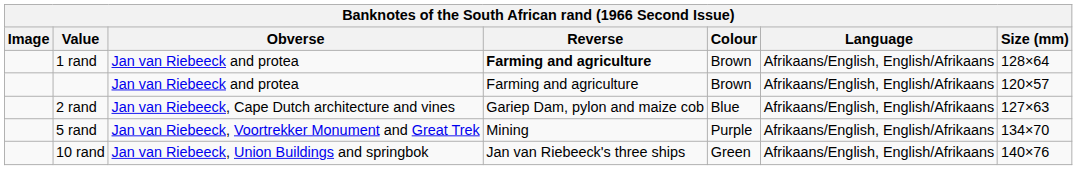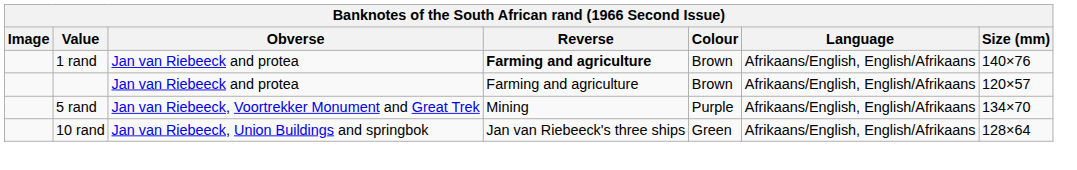(1025, 61) 128×64 -> (1006, 61) 140×76
- row: (76, 107)
(1025, 152) 140×76 -> (1006, 130) 128×64
